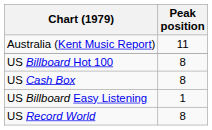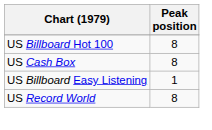- row: (81, 44)
